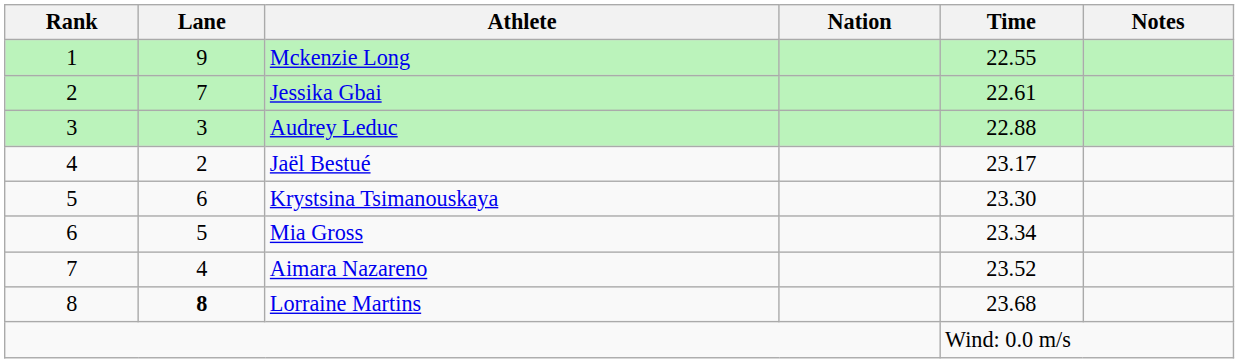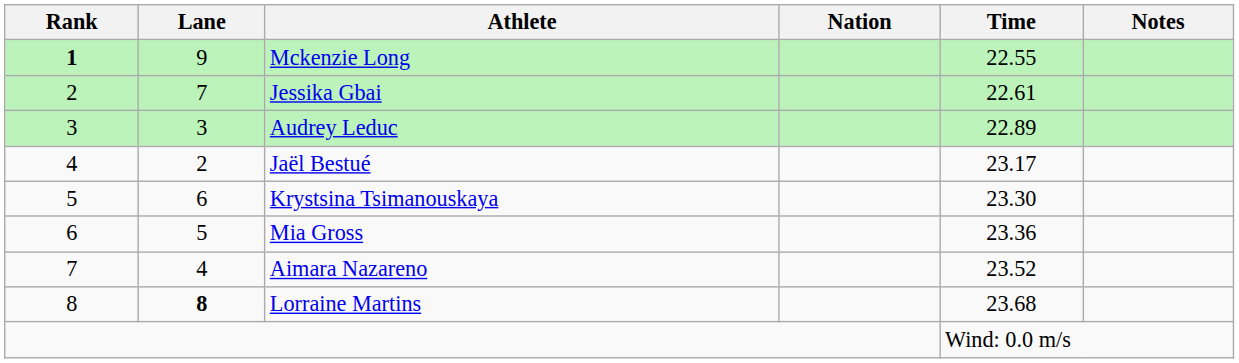(72, 57) normal -> (72, 57) bold
(1011, 127) 22.88 -> (1011, 127) 22.89
(1011, 233) 23.34 -> (1011, 233) 23.36
